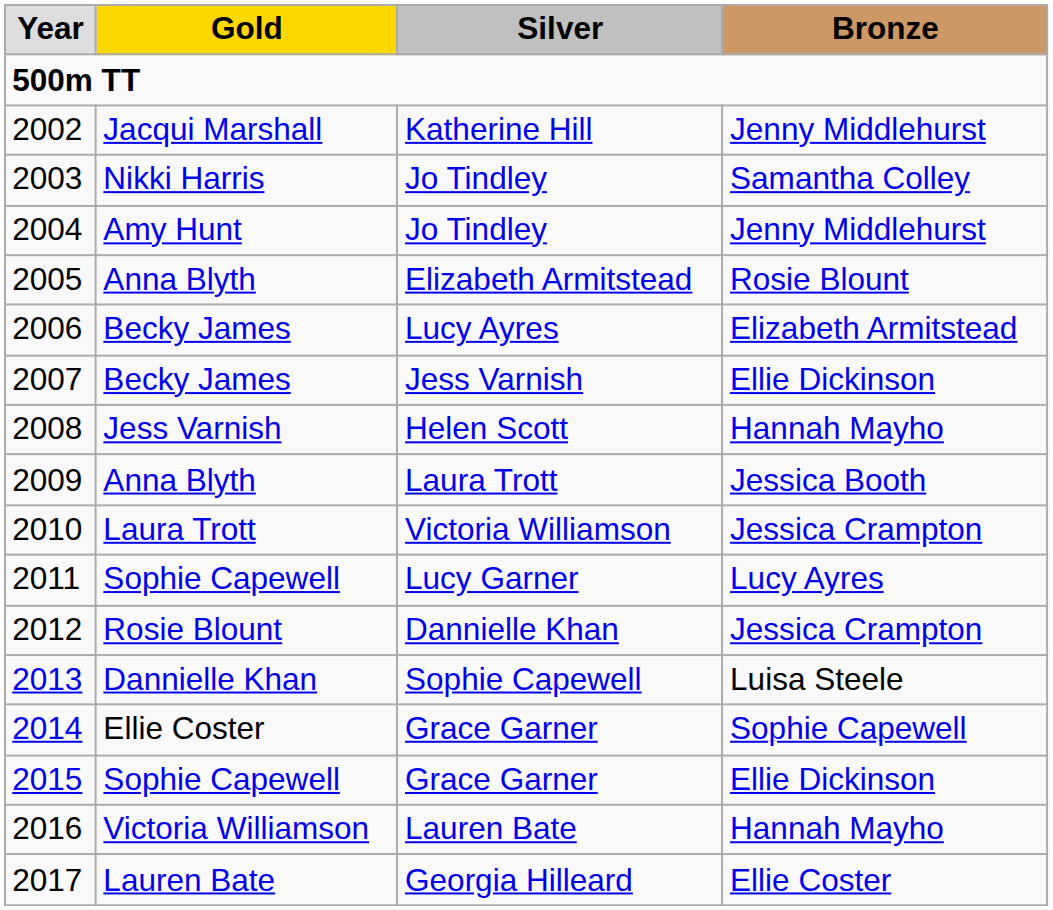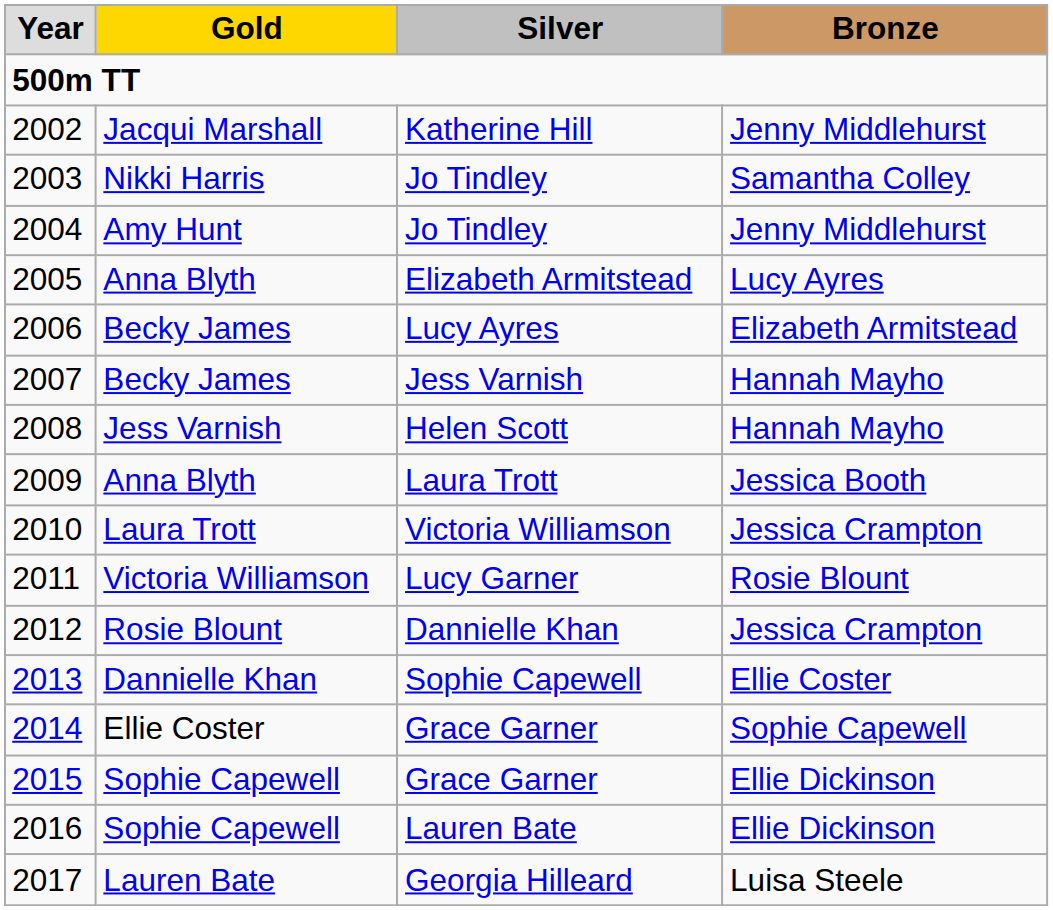(819, 279) Rosie Blount -> (807, 279) Lucy Ayres
(833, 379) Ellie Dickinson -> (837, 379) Hannah Mayho
(222, 579) Sophie Capewell -> (236, 579) Victoria Williamson
(807, 579) Lucy Ayres -> (819, 579) Rosie Blount
(817, 679) Luisa Steele -> (811, 679) Ellie Coster
(236, 829) Victoria Williamson -> (222, 829) Sophie Capewell
(837, 829) Hannah Mayho -> (833, 829) Ellie Dickinson
(811, 879) Ellie Coster -> (817, 879) Luisa Steele
